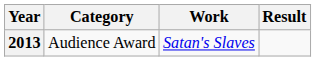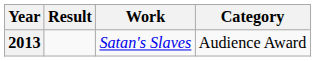columns swapped: (102, 17) <-> (284, 17)
